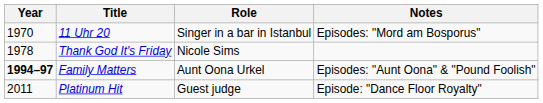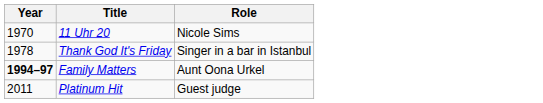- column: (426, 13)
(244, 32) Singer in a bar in Istanbul -> (208, 32) Nicole Sims
(208, 51) Nicole Sims -> (244, 51) Singer in a bar in Istanbul
